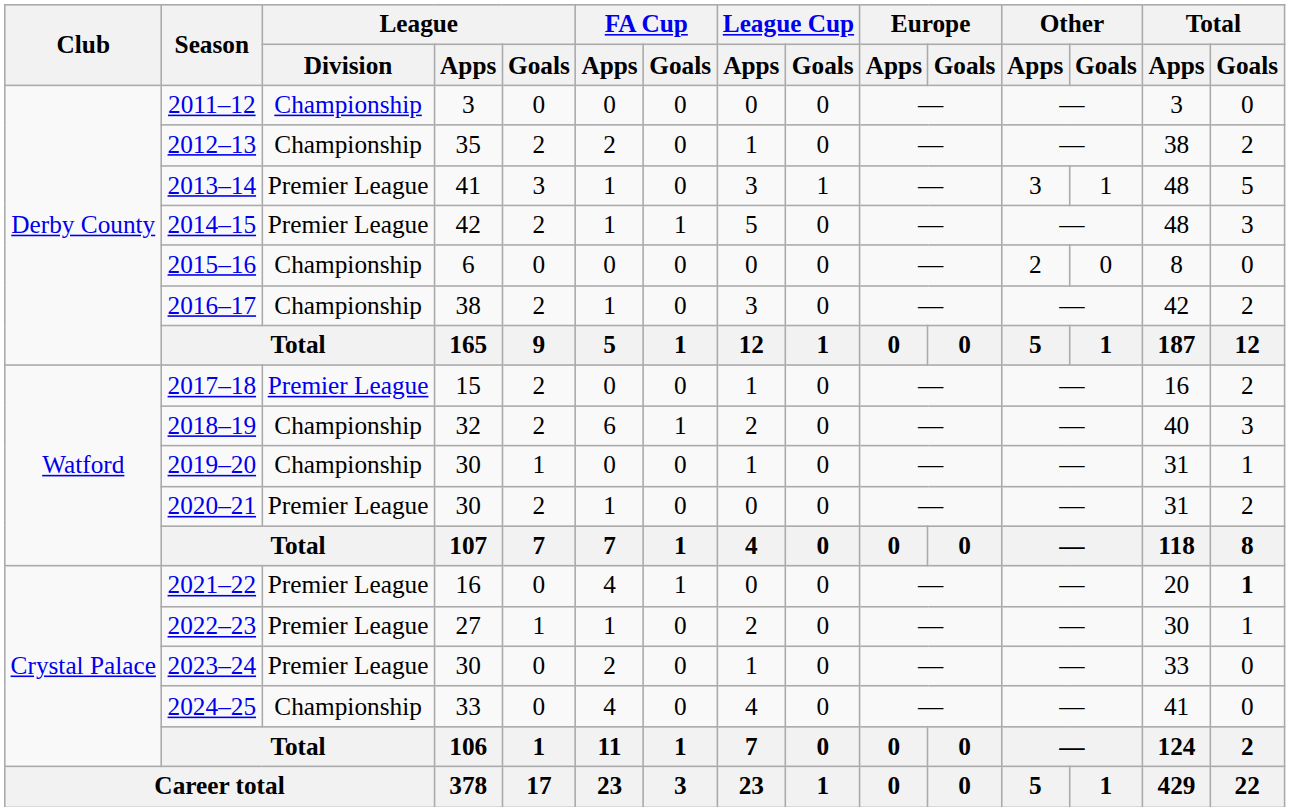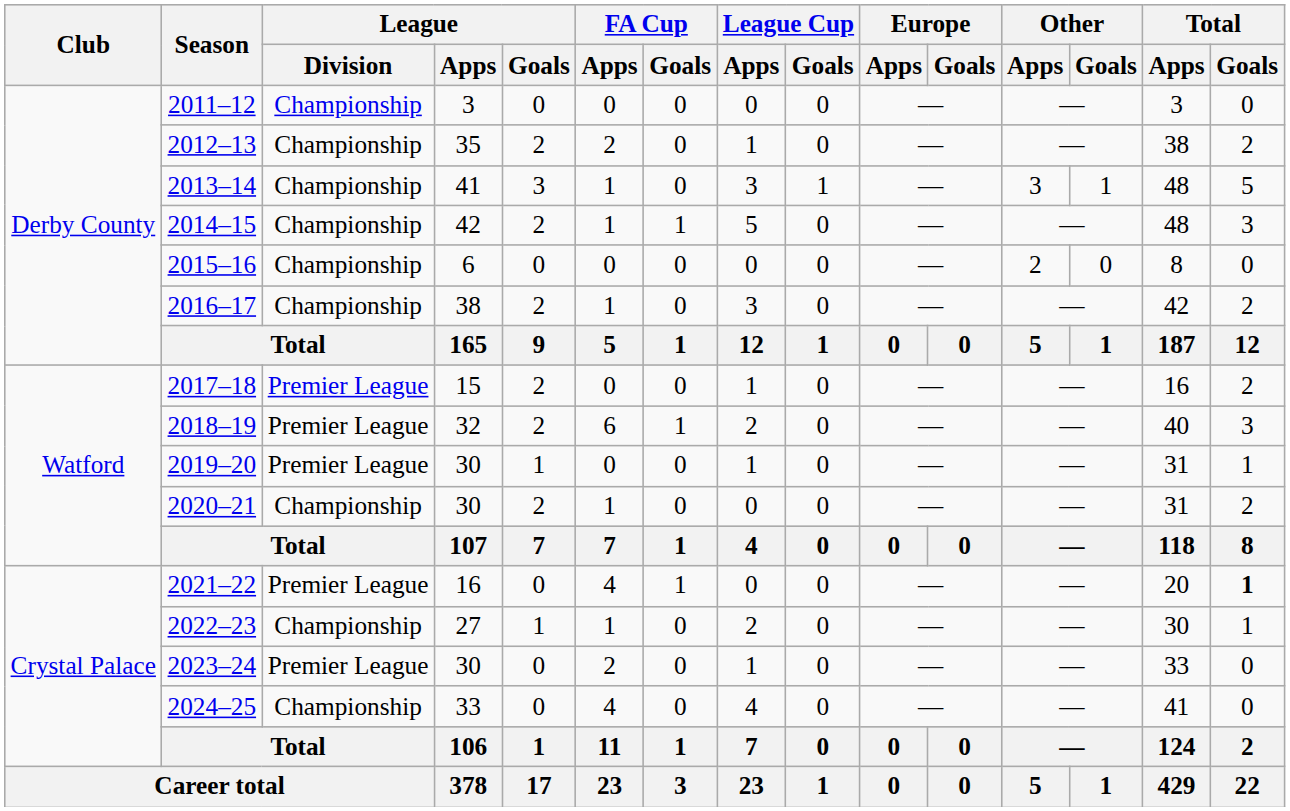(348, 184) Premier League -> (348, 184) Championship
(348, 225) Premier League -> (348, 225) Championship
(348, 425) Championship -> (348, 425) Premier League
(348, 465) Championship -> (348, 465) Premier League
(348, 505) Premier League -> (348, 505) Championship
(348, 625) Premier League -> (348, 625) Championship
